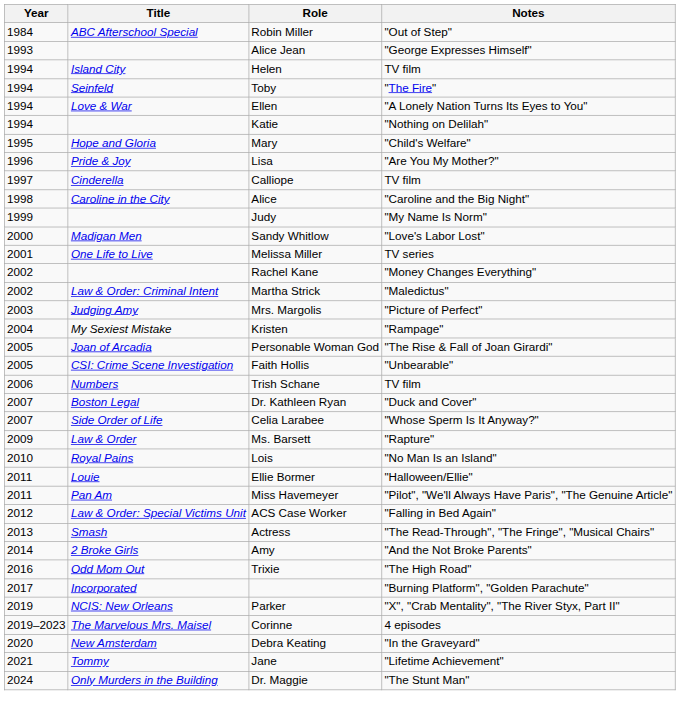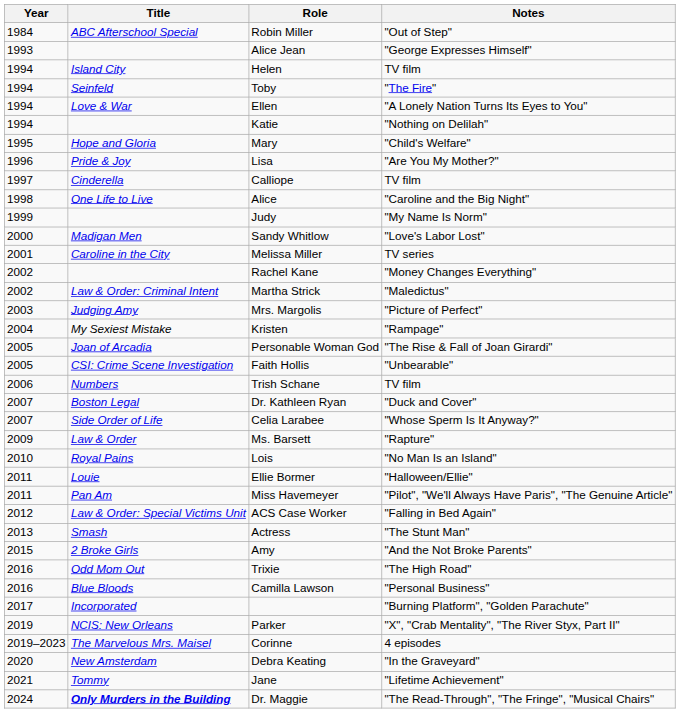(120, 198) Caroline in the City -> (112, 198) One Life to Live
(112, 254) One Life to Live -> (120, 254) Caroline in the City
(519, 532) "The Read-Through", "The Fringe", "Musical Chairs" -> (427, 532) "The Stunt Man"
(20, 550) 2014 -> (20, 550) 2015
+ row: (293, 587)
(144, 680) normal -> (151, 699) bold
(427, 680) "The Stunt Man" -> (519, 699) "The Read-Through", "The Fringe", "Musical Chairs"
